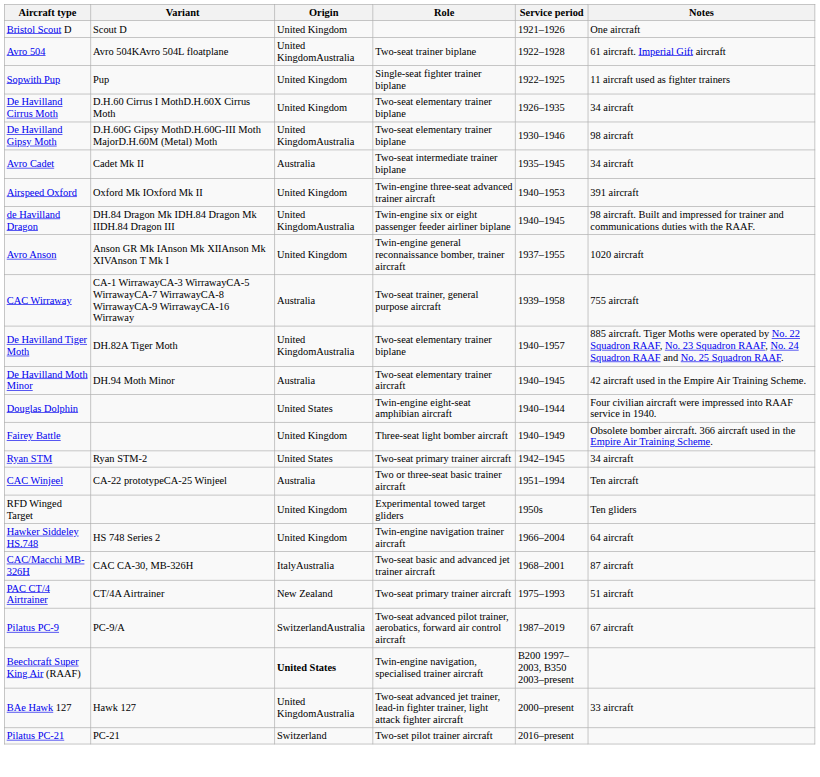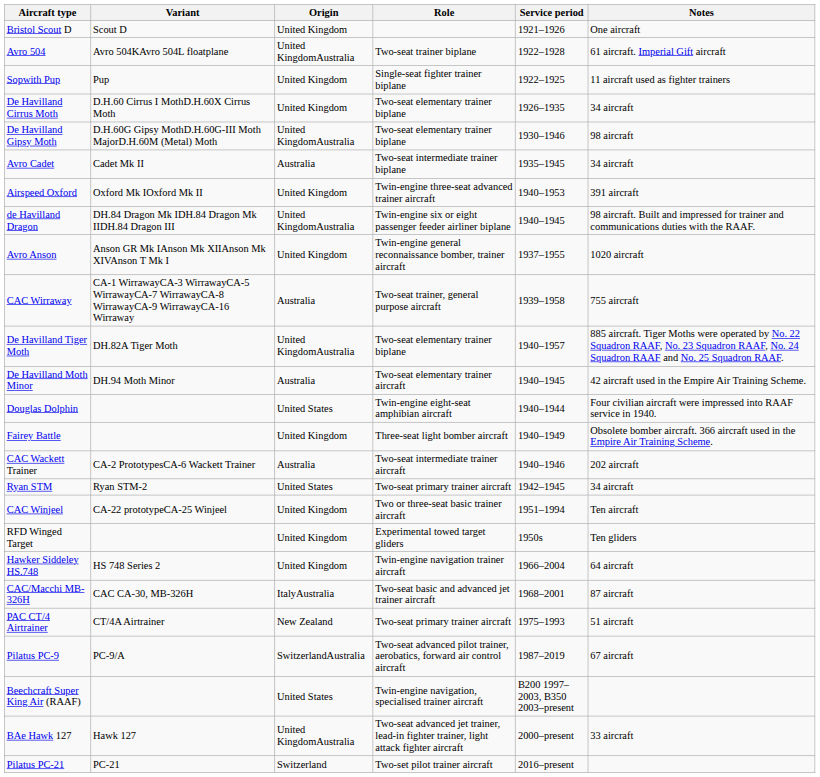+ row: (36, 464)
(296, 481) Australia -> (312, 509) United Kingdom
(307, 668) bold -> (305, 696) normal
